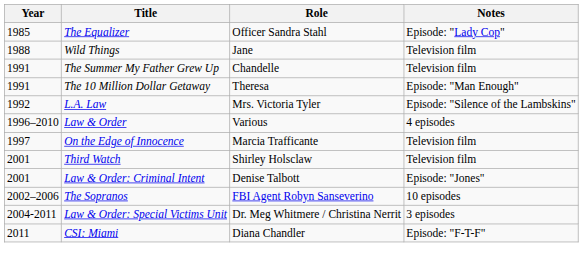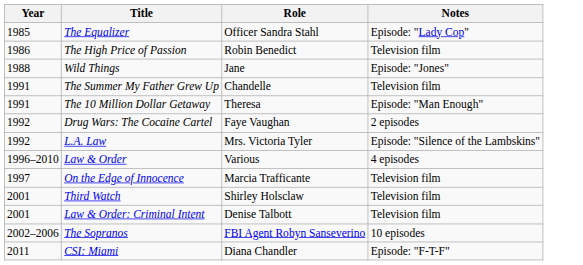+ row: (125, 50)
(441, 50) Television film -> (410, 68) Episode: "Jones"
+ row: (138, 123)
(445, 178) Episode: "Jones" -> (406, 214) Television film
- row: (146, 214)
